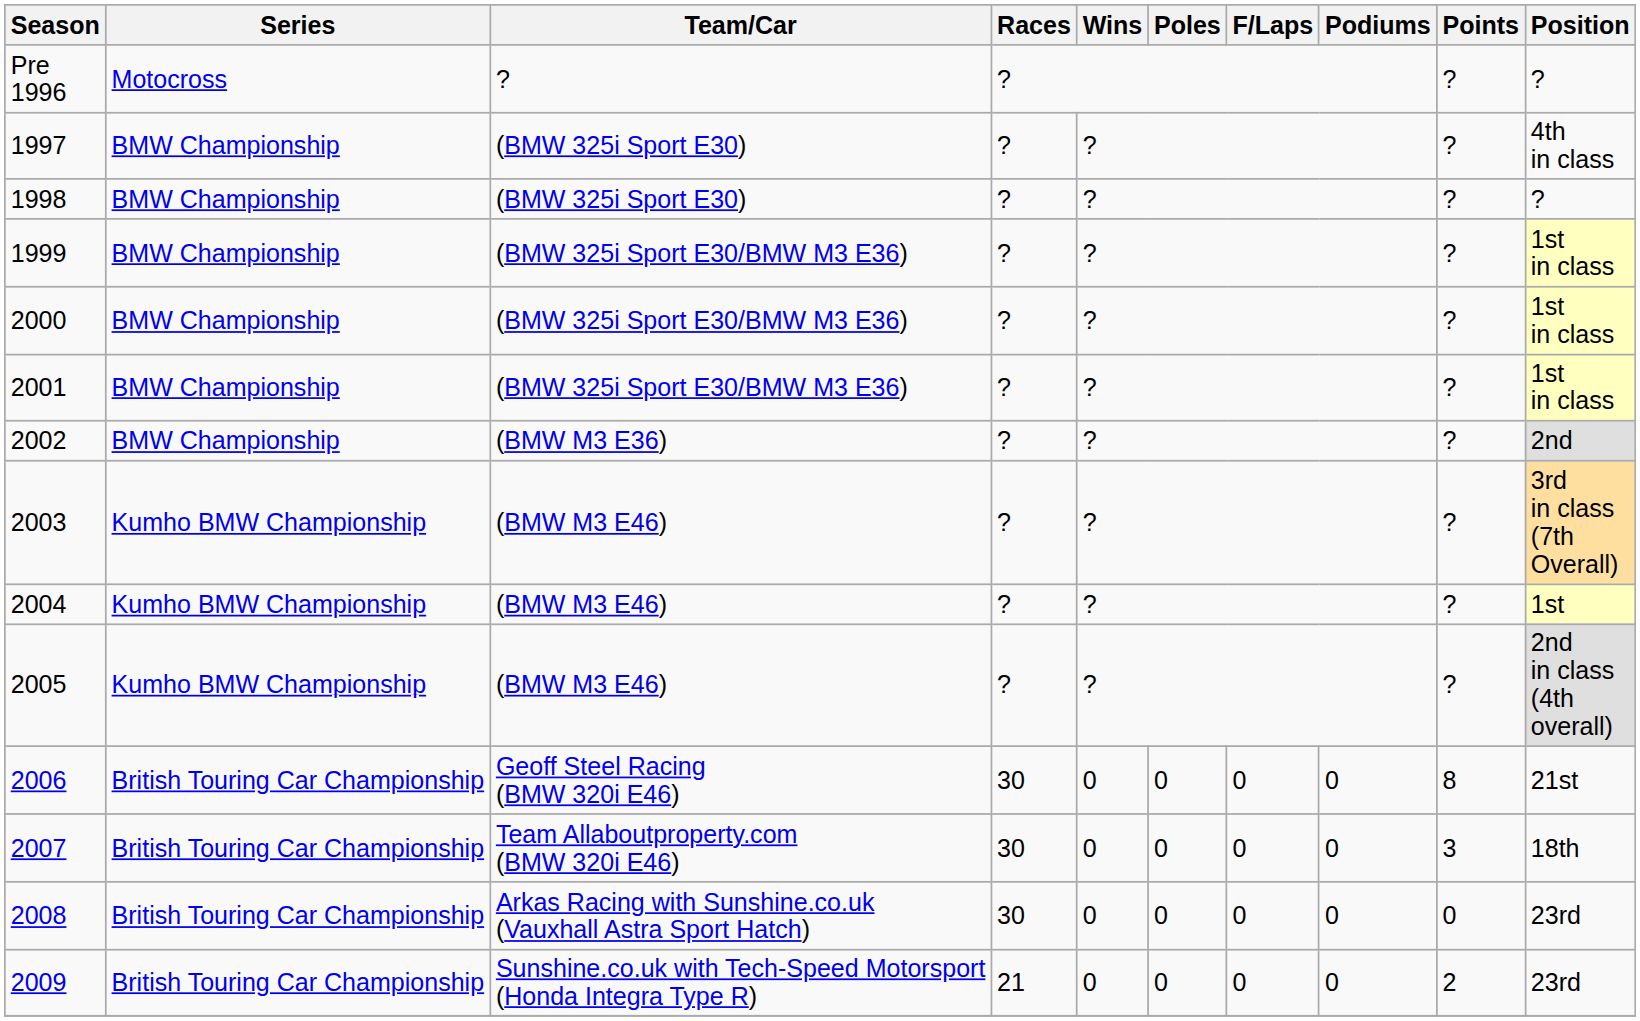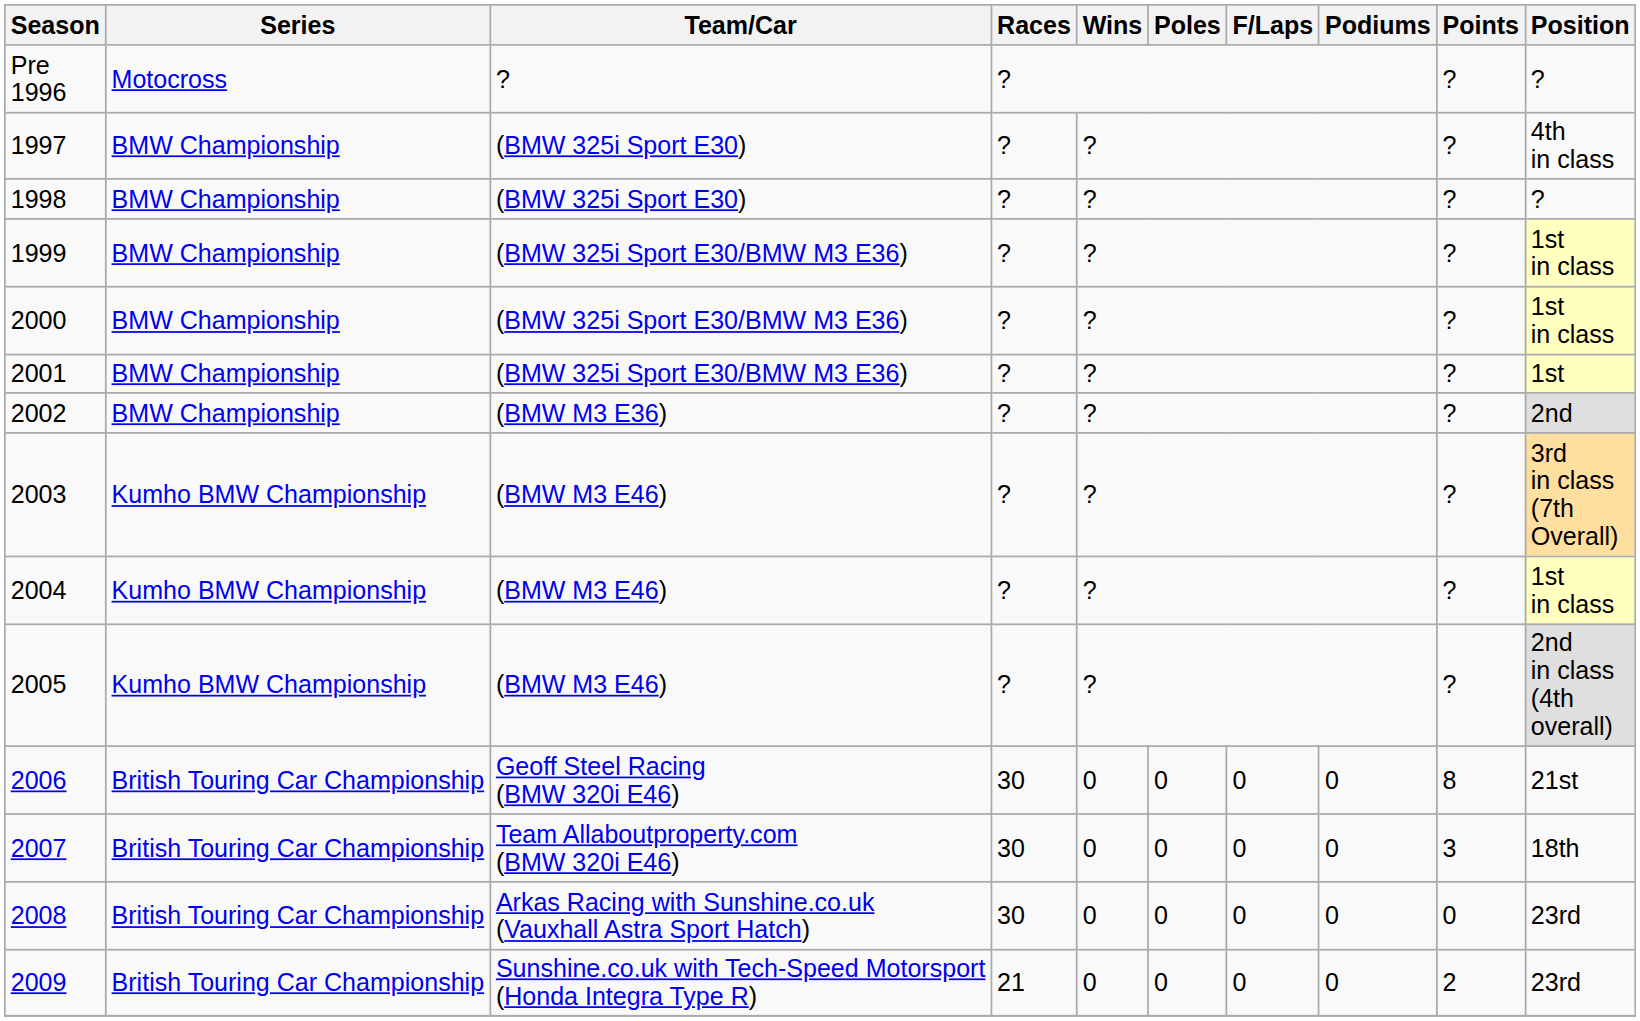(1573, 388) 1st in class -> (1548, 374) 1st
(1548, 604) 1st -> (1573, 590) 1st in class
